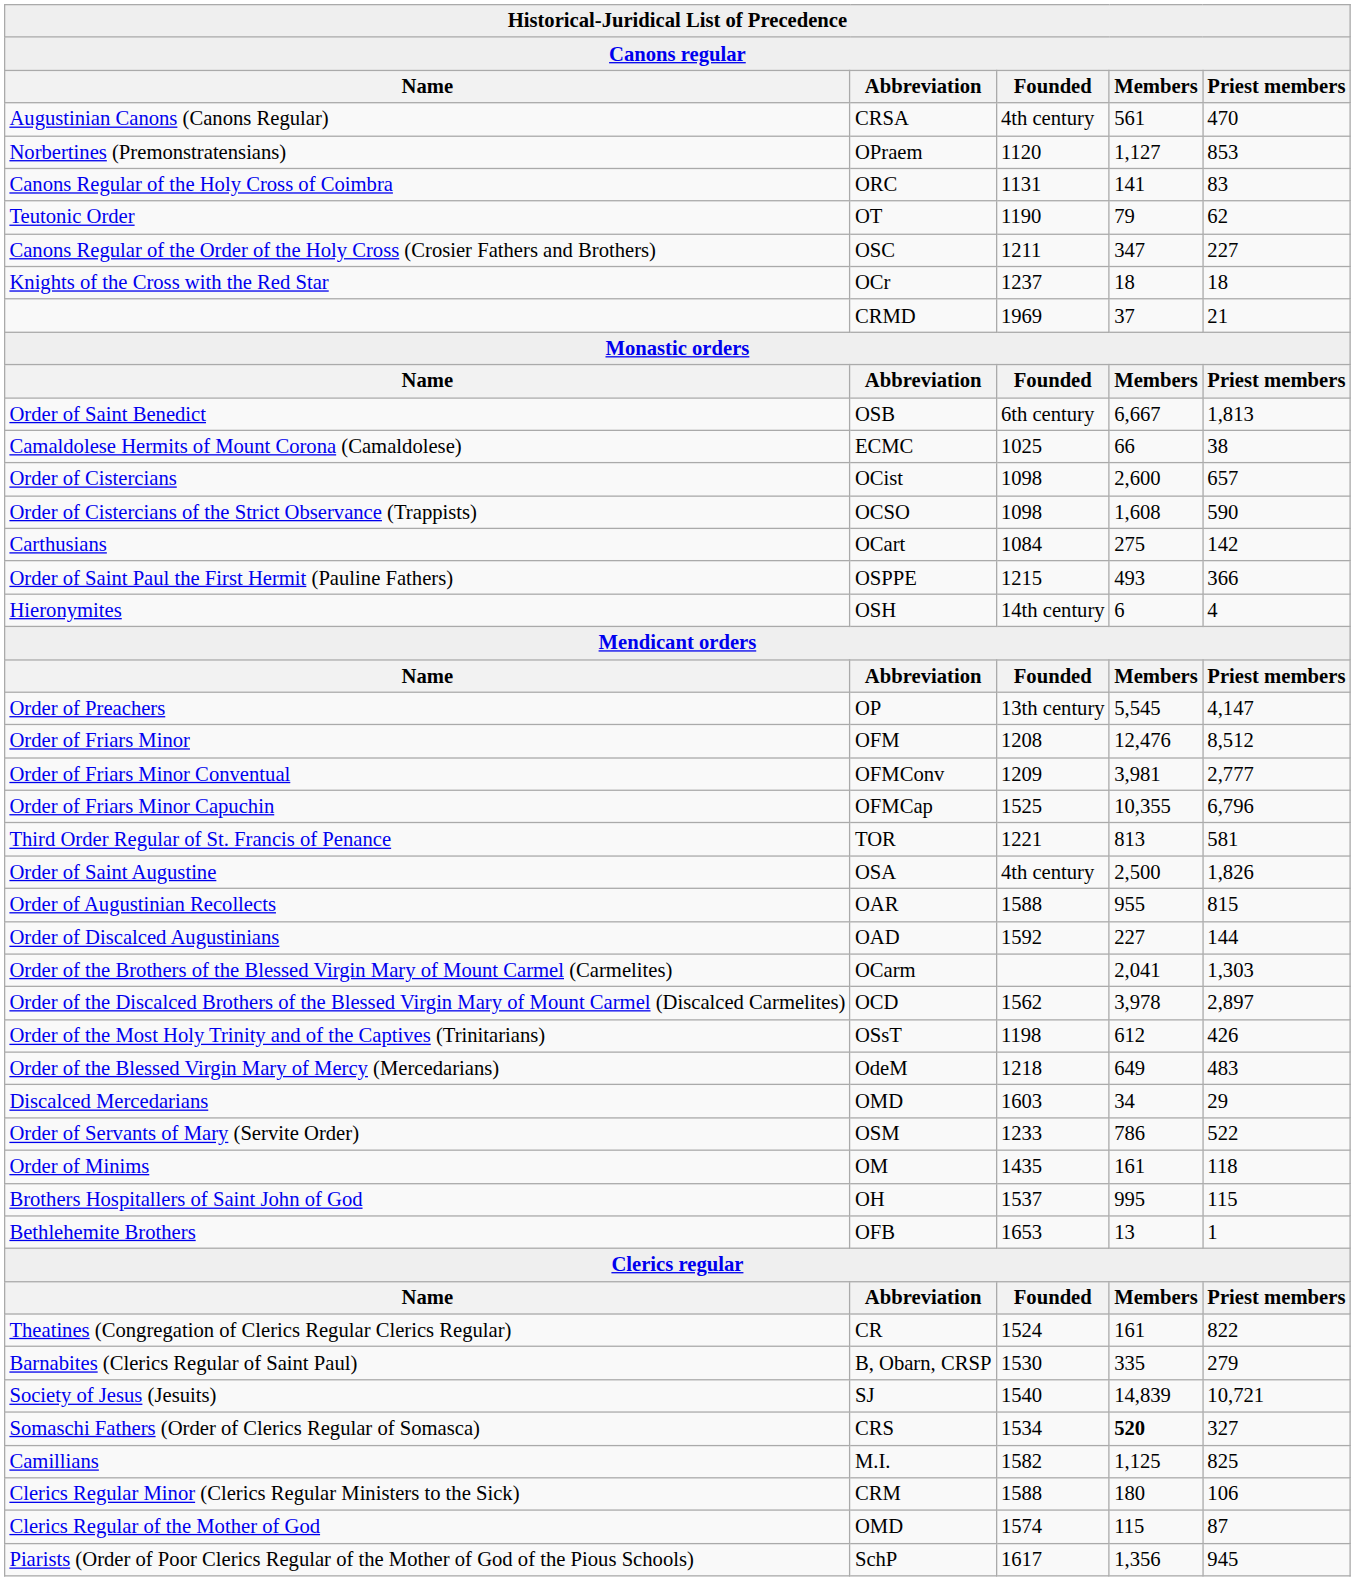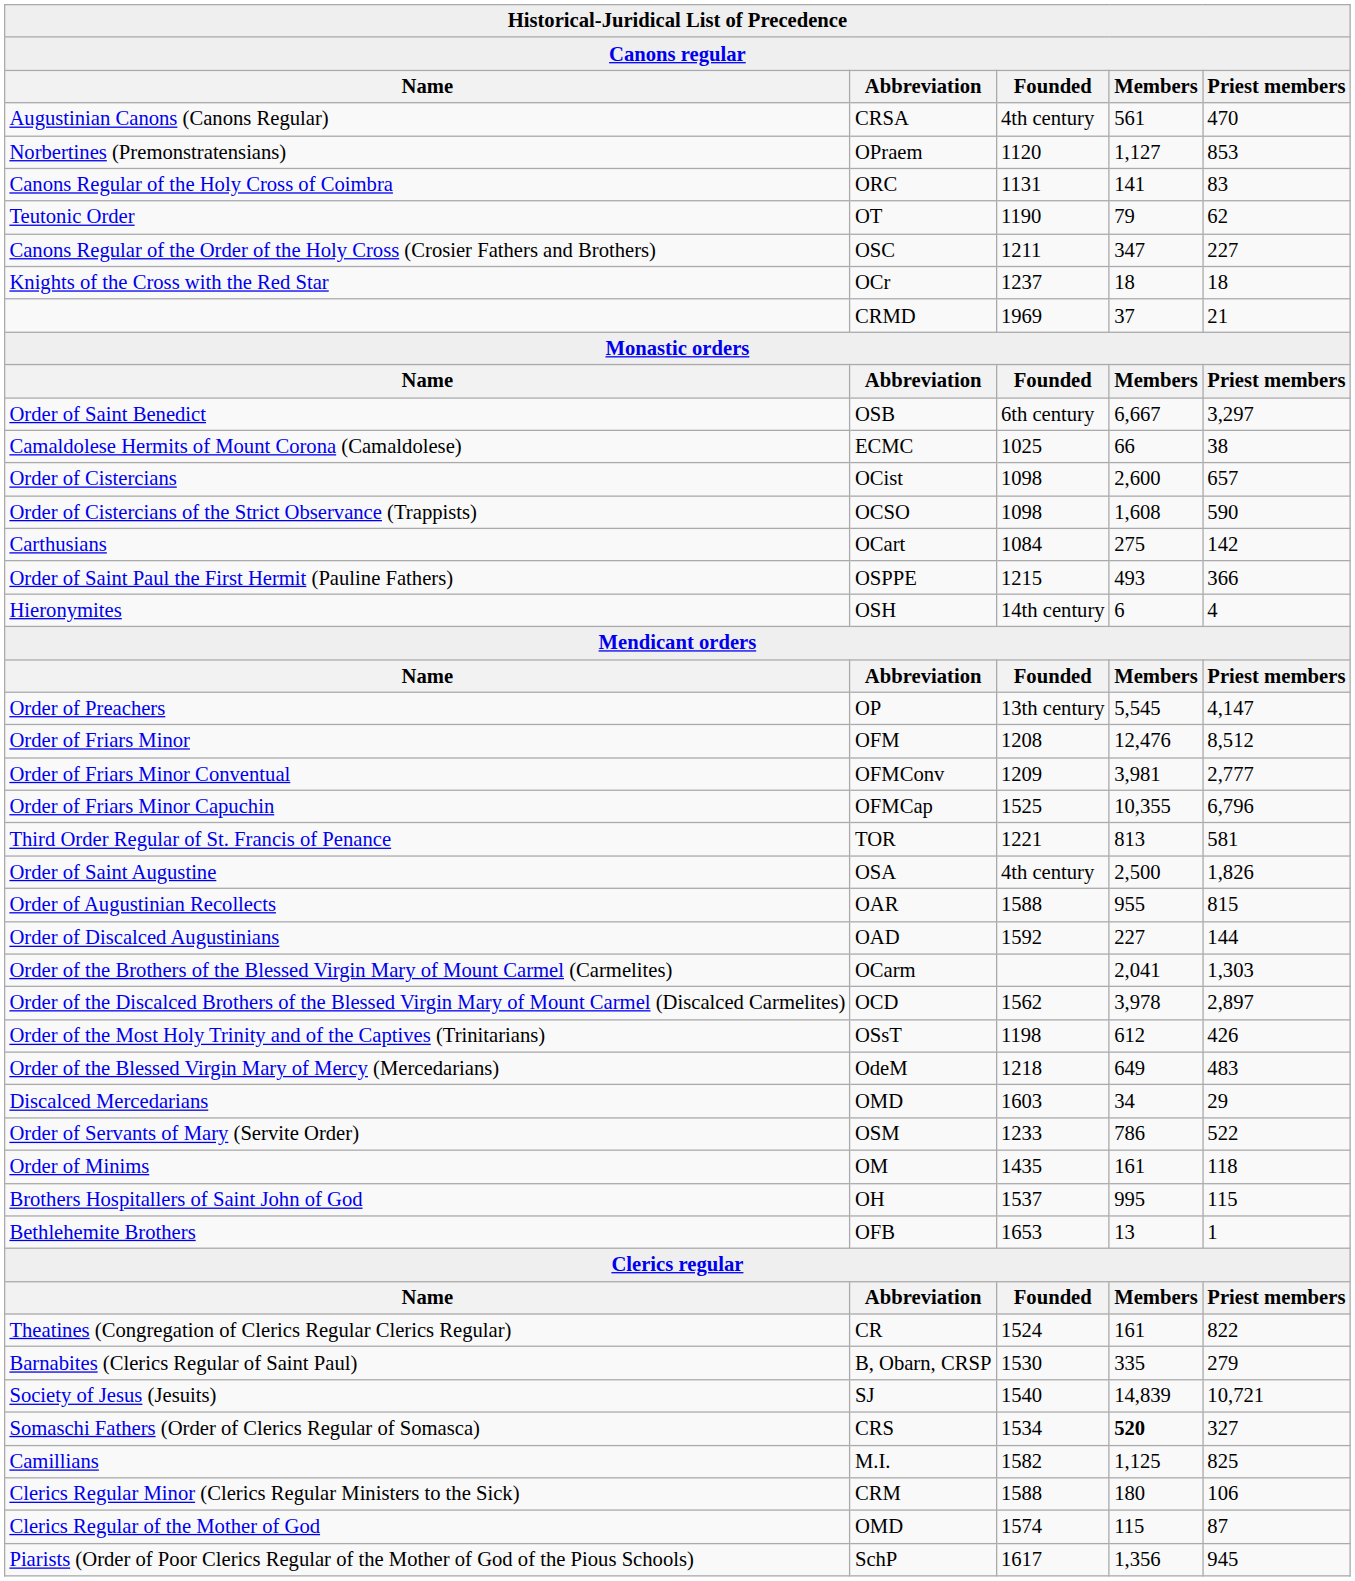(1231, 413) 1,813 -> (1231, 413) 3,297
